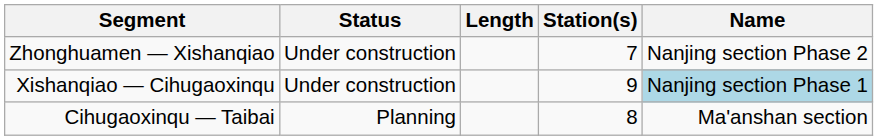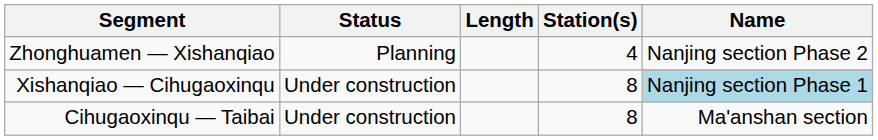(370, 53) Under construction -> (416, 53) Planning
(632, 53) 7 -> (632, 53) 4
(632, 85) 9 -> (632, 85) 8
(416, 118) Planning -> (370, 118) Under construction
